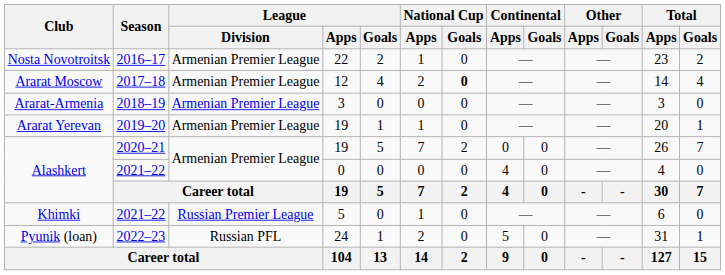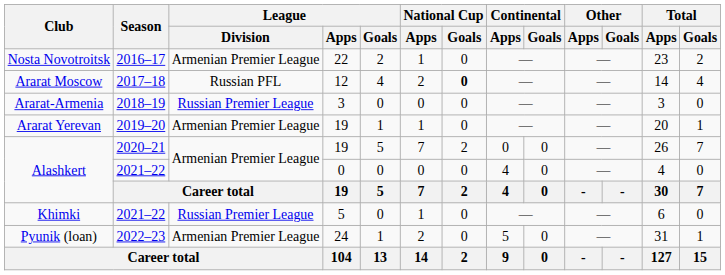(245, 81) Armenian Premier League -> (245, 81) Russian PFL
(245, 103) Armenian Premier League -> (245, 103) Russian Premier League
(245, 236) Russian PFL -> (245, 236) Armenian Premier League
